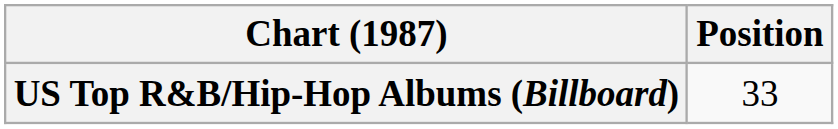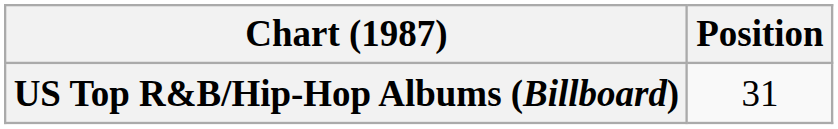(760, 92) 33 -> (760, 92) 31
